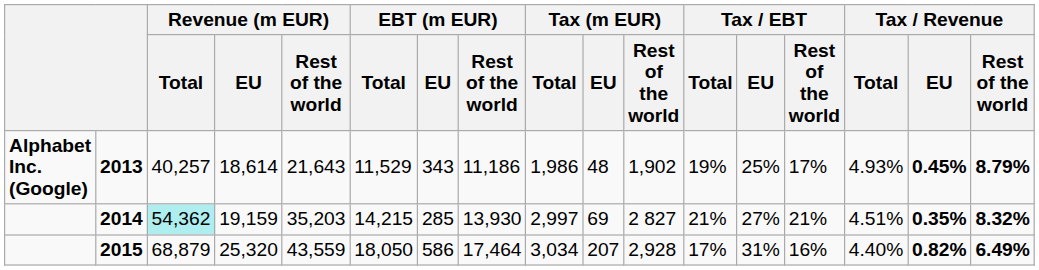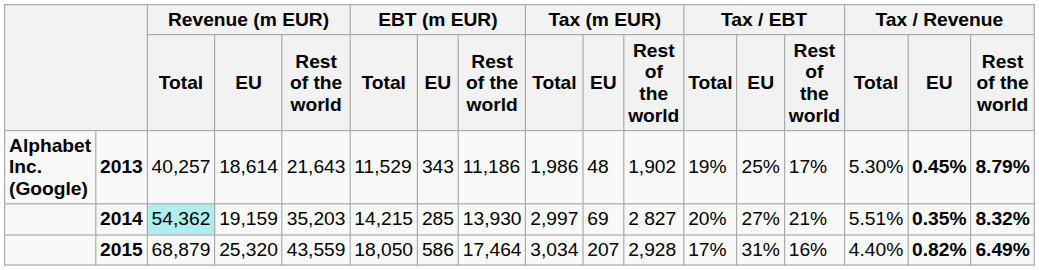(876, 167) 4.93% -> (876, 167) 5.30%
(707, 219) 21% -> (707, 219) 20%
(876, 219) 4.51% -> (876, 219) 5.51%
